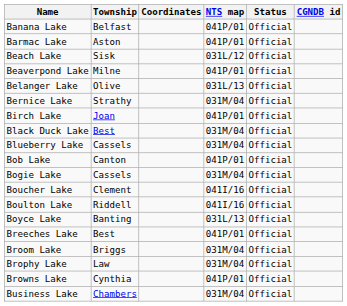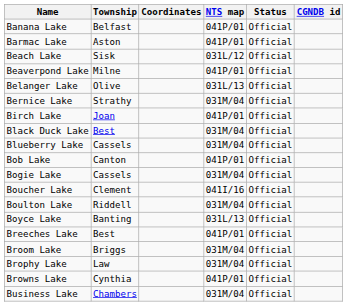(225, 205) 041I/16 -> (225, 205) 031M/04
